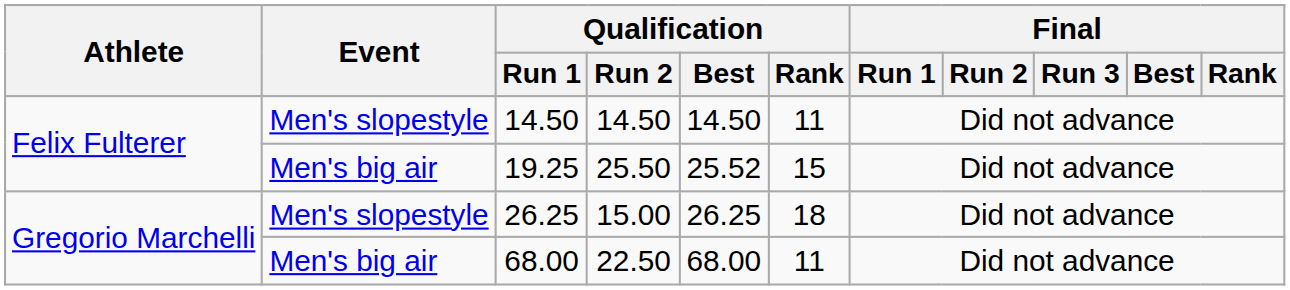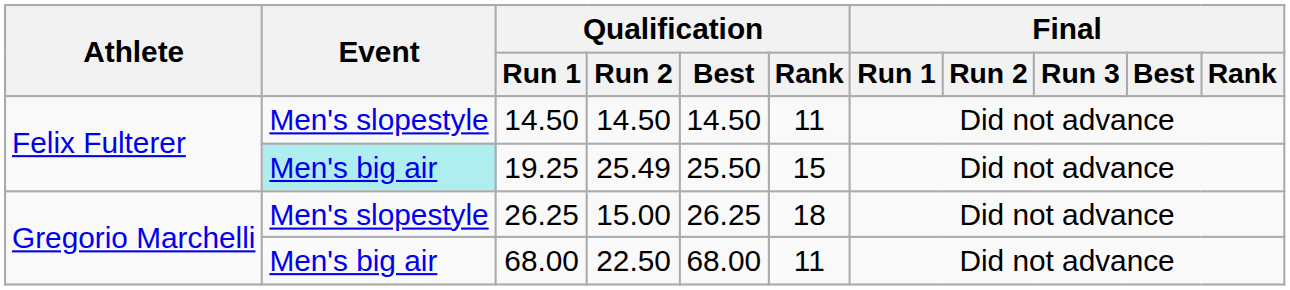(353, 168) no background -> (353, 168) paleturquoise background
(634, 168) 25.50 -> (634, 168) 25.49
(724, 168) 25.52 -> (724, 168) 25.50
